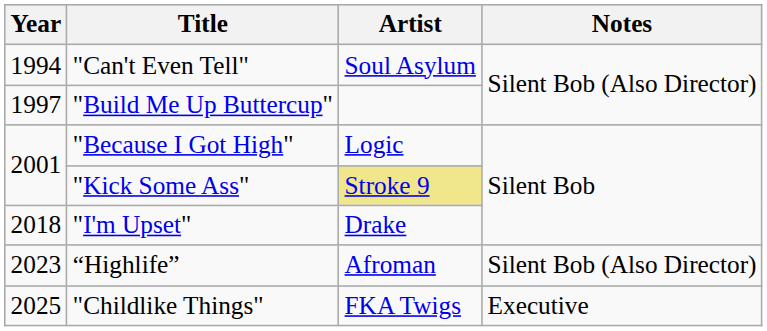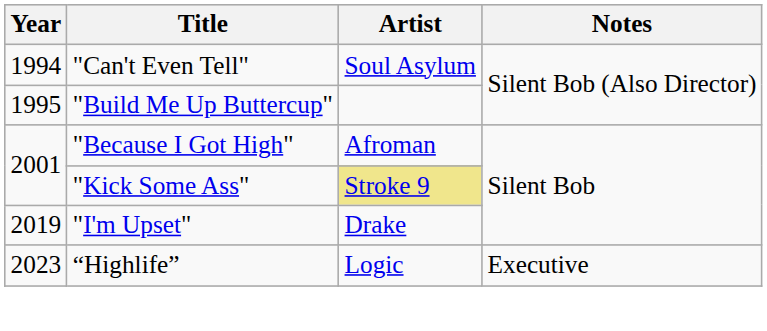(36, 104) 1997 -> (36, 104) 1995
(374, 144) Logic -> (390, 144) Afroman
(36, 225) 2018 -> (36, 225) 2019
(390, 265) Afroman -> (374, 265) Logic
(622, 265) Silent Bob (Also Director) -> (538, 265) Executive
- row: (168, 305)
